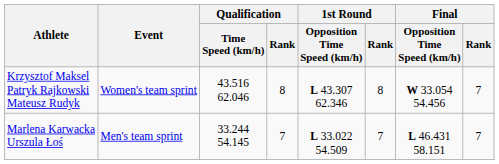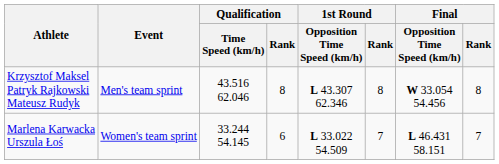(149, 90) Women's team sprint -> (141, 90) Men's team sprint
(478, 90) 7 -> (478, 90) 8
(141, 136) Men's team sprint -> (149, 136) Women's team sprint
(282, 136) 7 -> (282, 136) 6
